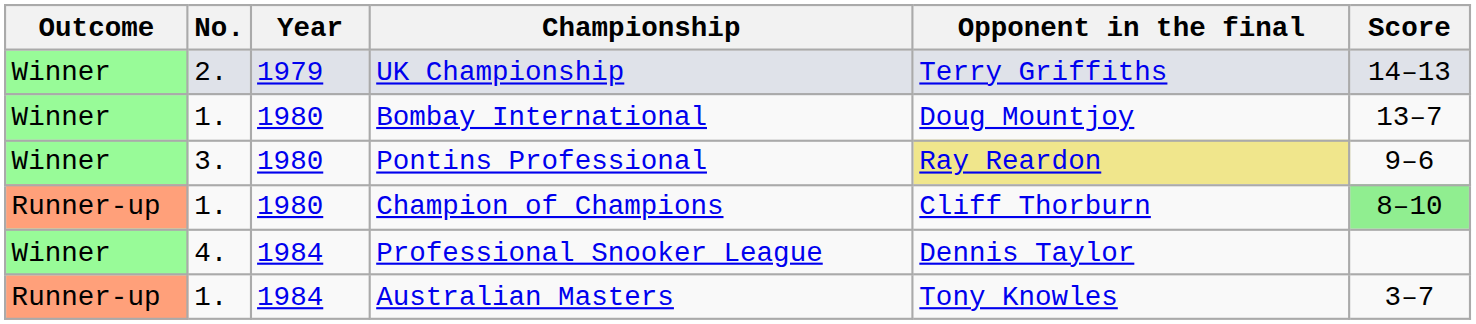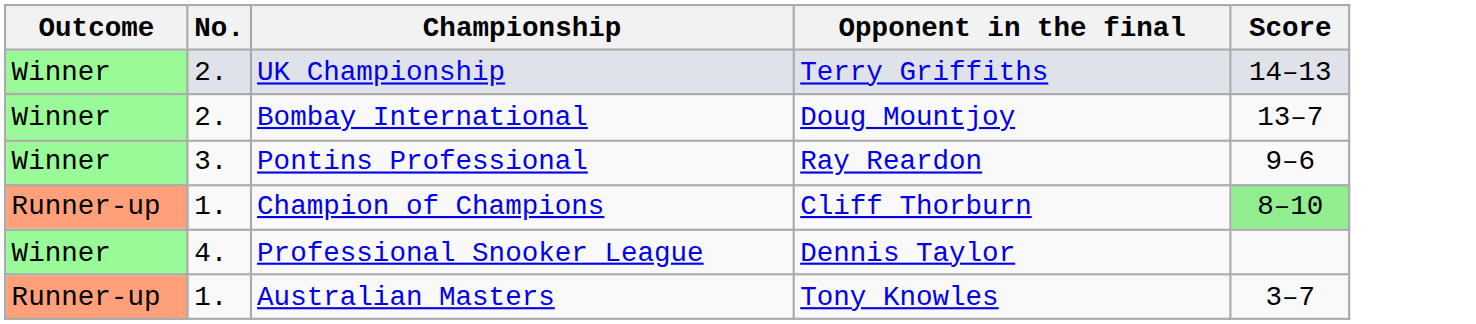- column: (310, 28)
(211, 117) 1. -> (211, 117) 2.
(1010, 162) khaki background -> (891, 162) no background
